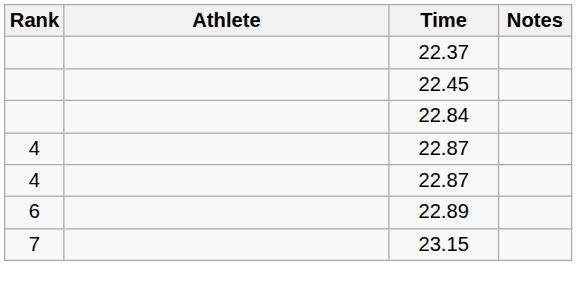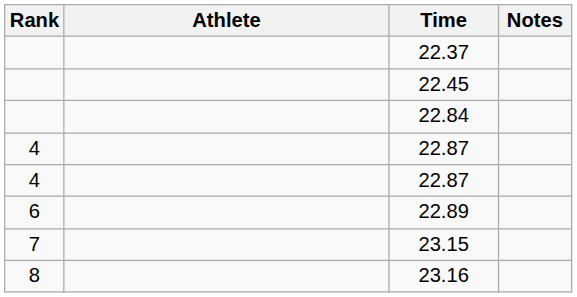+ row: (34, 276)
